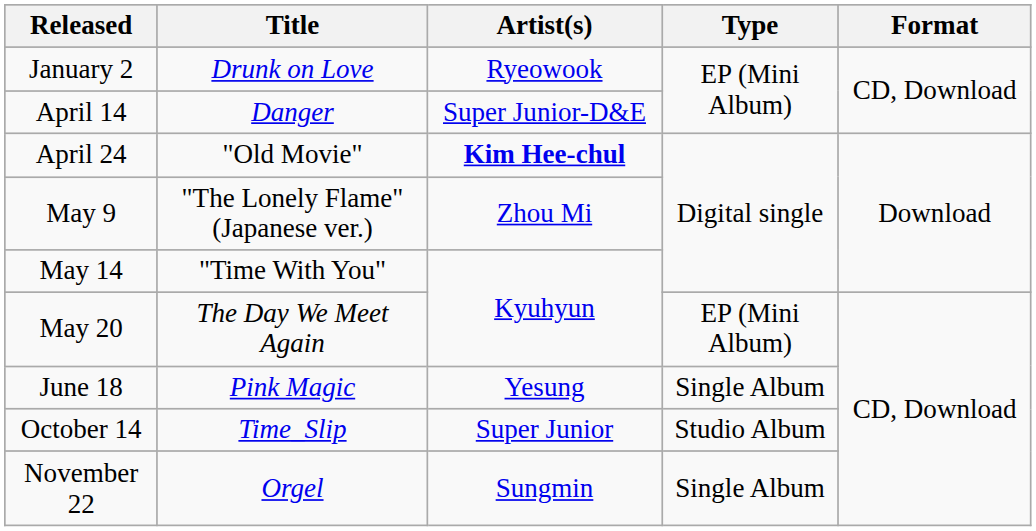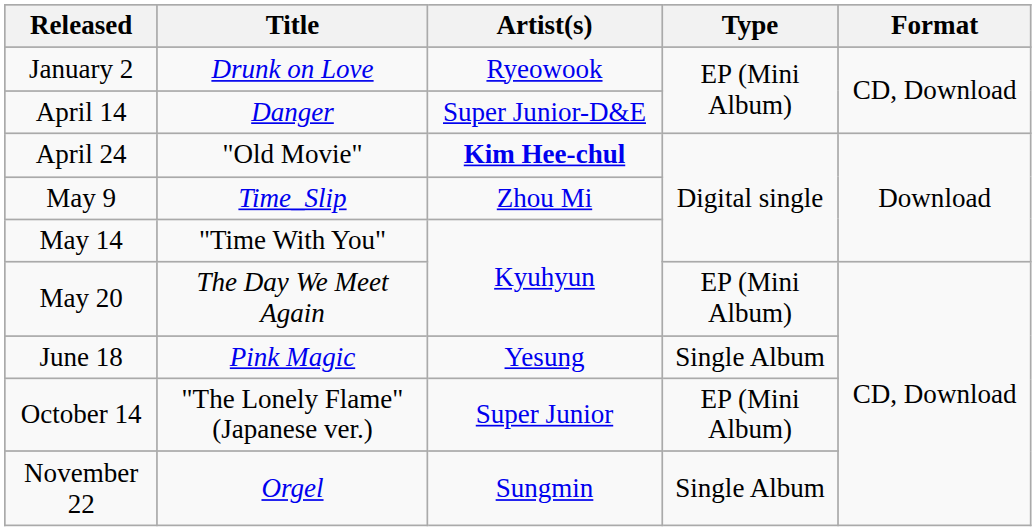(292, 212) "The Lonely Flame" (Japanese ver.) -> (293, 197) Time_Slip
(293, 429) Time_Slip -> (292, 414) "The Lonely Flame" (Japanese ver.)
(750, 429) Studio Album -> (750, 414) EP (Mini Album)
